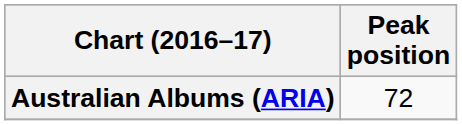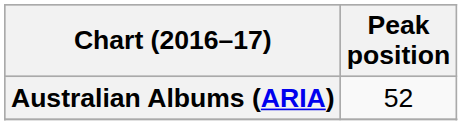(398, 97) 72 -> (398, 97) 52
